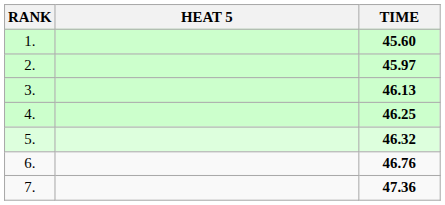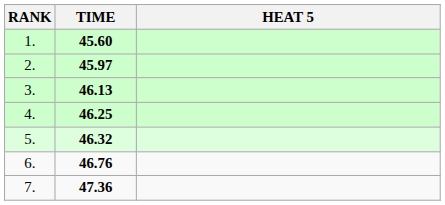columns swapped: (207, 17) <-> (399, 17)
